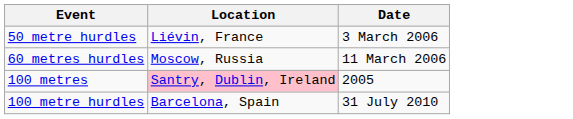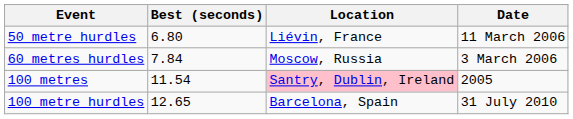+ column: (207, 15)
(390, 37) 3 March 2006 -> (513, 37) 11 March 2006
(394, 59) 11 March 2006 -> (509, 59) 3 March 2006
